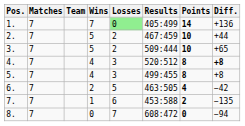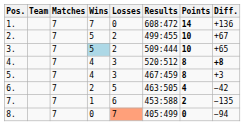columns swapped: (76, 11) <-> (46, 11)
(114, 24) lightgreen background -> (114, 24) no background
(161, 24) 405:499 -> (161, 24) 608:472
(161, 37) 467:459 -> (161, 37) 499:455
(221, 37) +44 -> (221, 37) +67
(92, 50) no background -> (92, 50) lightblue background
(161, 75) 499:455 -> (161, 75) 467:459
(219, 75) +8 -> (219, 75) +3
(114, 114) no background -> (114, 114) lightsalmon background
(161, 114) 608:472 -> (161, 114) 405:499
